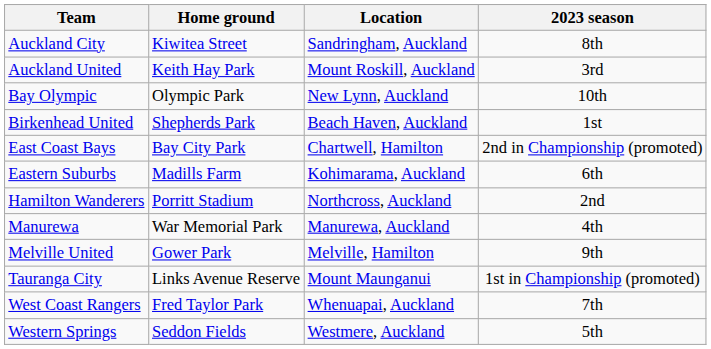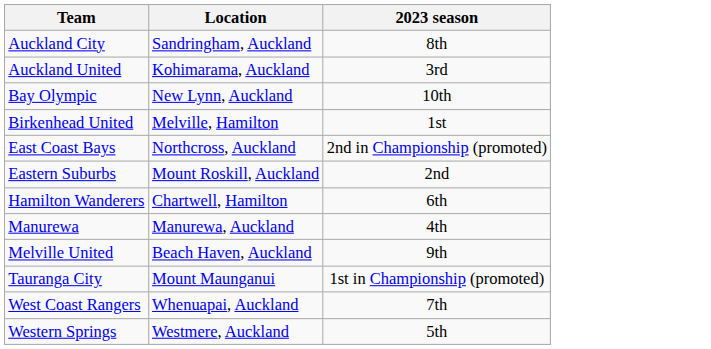- column: (226, 17)
(391, 69) Mount Roskill, Auckland -> (231, 69) Kohimarama, Auckland
(387, 122) Beach Haven, Auckland -> (215, 122) Melville, Hamilton
(375, 148) Chartwell, Hamilton -> (224, 148) Northcross, Auckland
(386, 174) Kohimarama, Auckland -> (236, 174) Mount Roskill, Auckland
(592, 174) 6th -> (437, 174) 2nd
(379, 200) Northcross, Auckland -> (220, 200) Chartwell, Hamilton
(592, 200) 2nd -> (437, 200) 6th
(371, 252) Melville, Hamilton -> (232, 252) Beach Haven, Auckland
